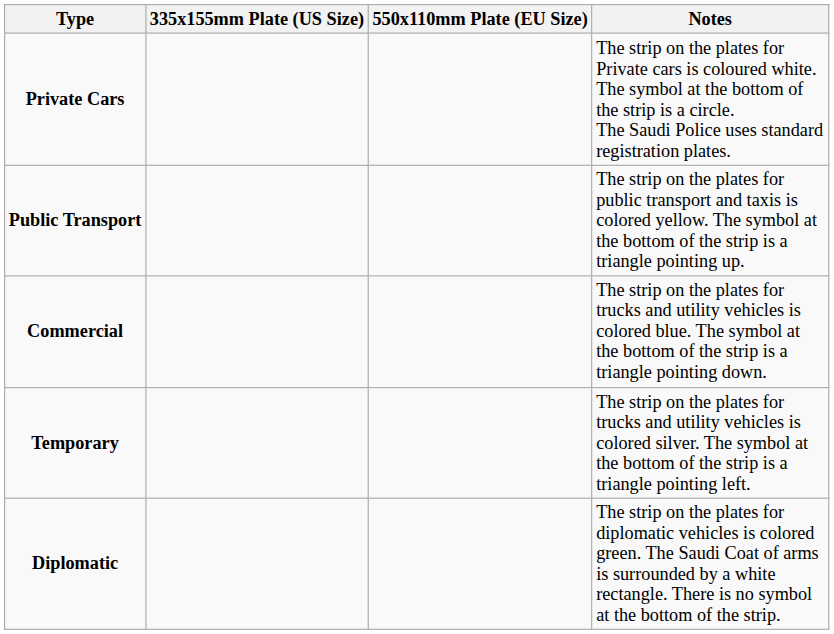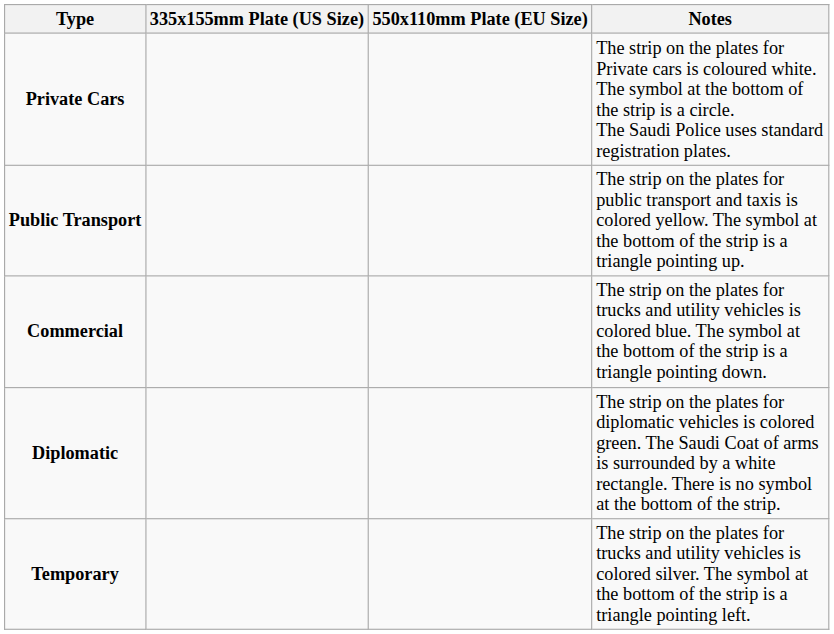rows swapped: (75, 442) <-> (75, 563)
